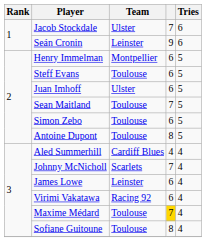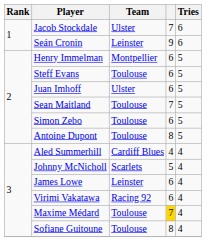(171, 167) 7 -> (171, 167) 5
